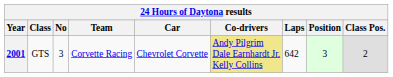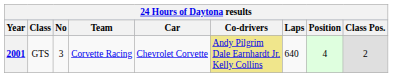(292, 54) 642 -> (292, 54) 640
(325, 54) 3 -> (325, 54) 4
